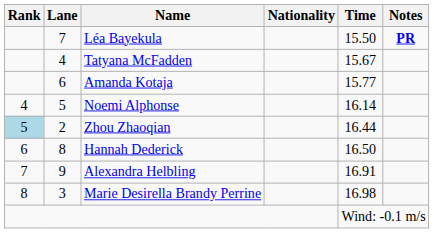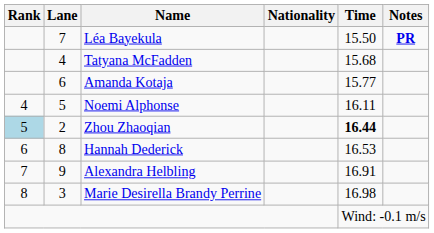(360, 60) 15.67 -> (360, 60) 15.68
(360, 104) 16.14 -> (360, 104) 16.11
(360, 127) normal -> (360, 127) bold
(360, 149) 16.50 -> (360, 149) 16.53
